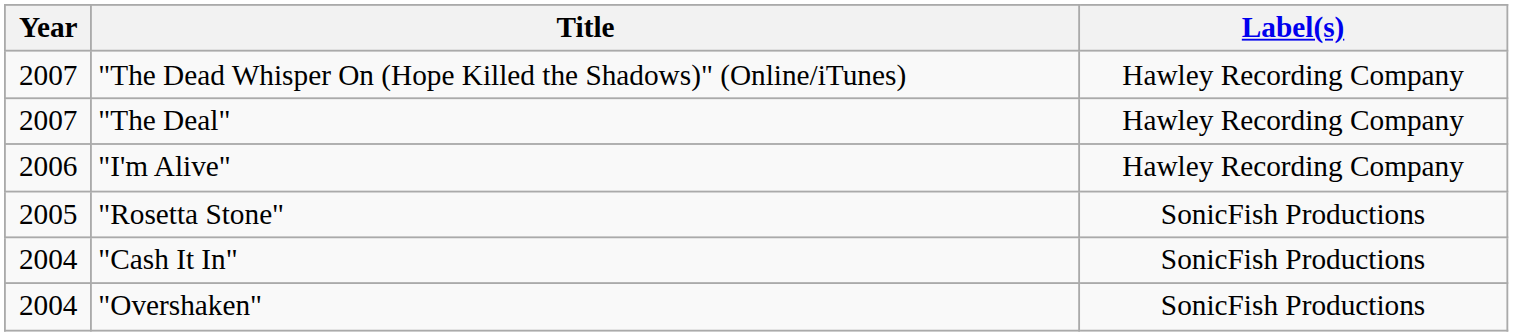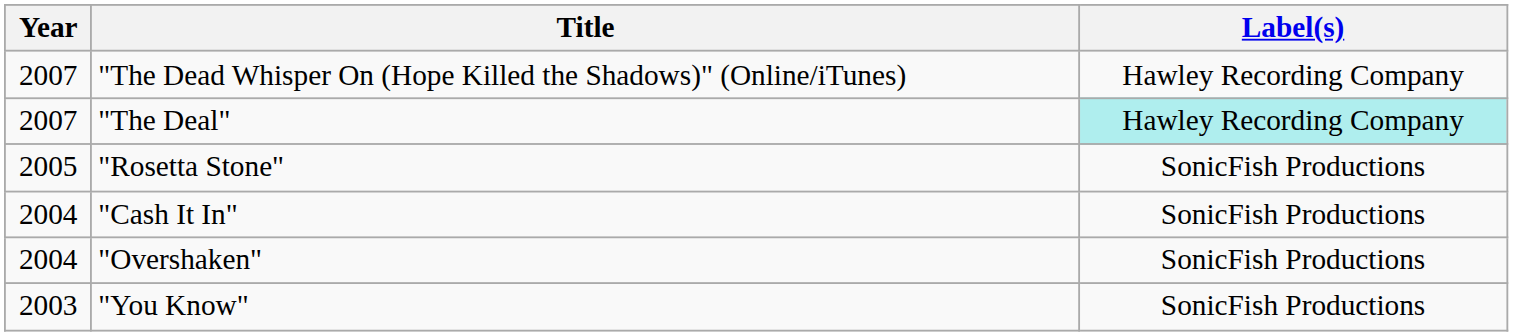(1293, 120) no background -> (1293, 120) paleturquoise background
- row: (165, 167)
+ row: (173, 306)
